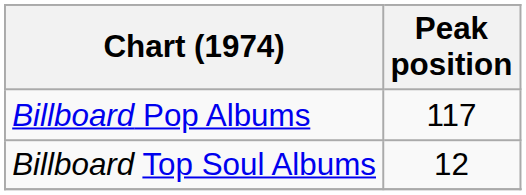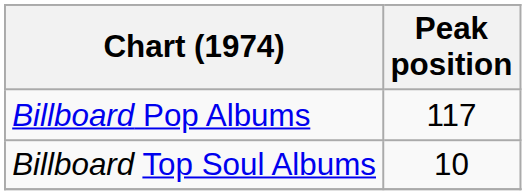(451, 164) 12 -> (451, 164) 10
